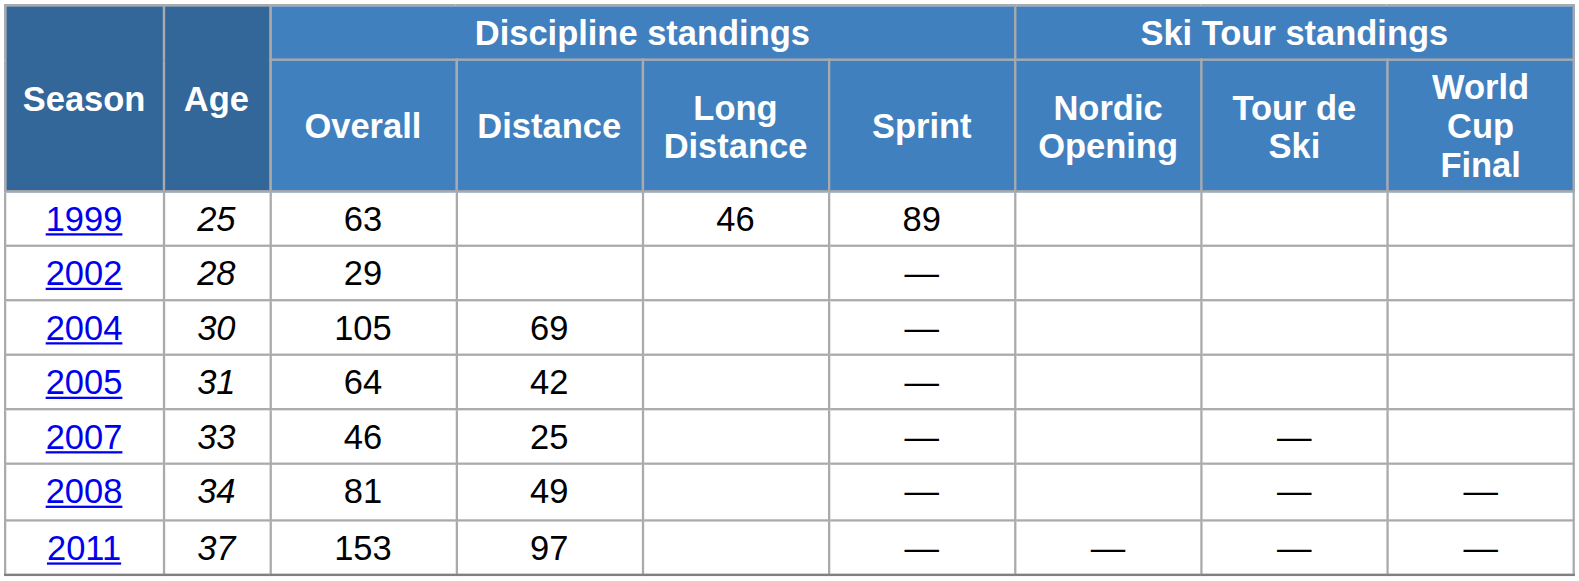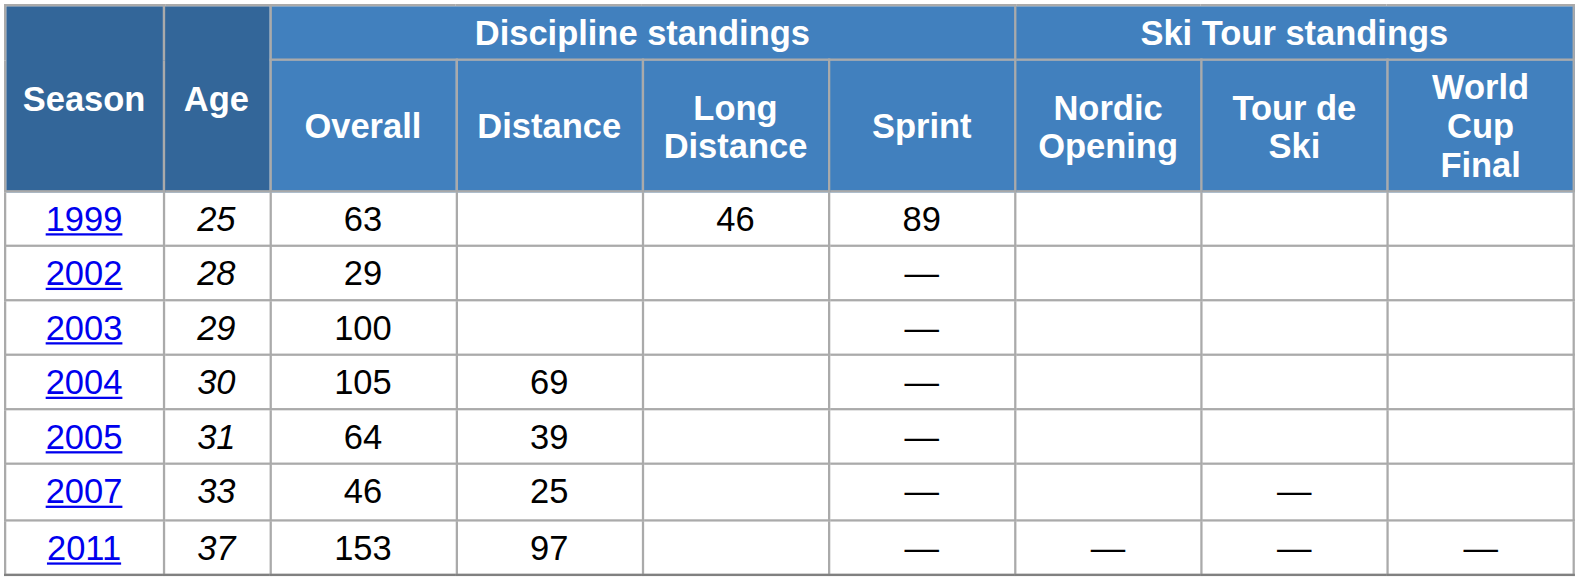+ row: (84, 328)
(549, 383) 42 -> (549, 438) 39
- row: (84, 492)
